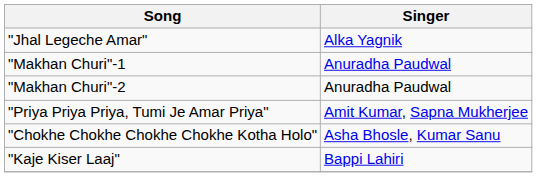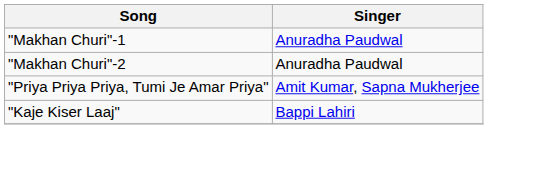- row: (78, 40)
- row: (163, 135)
